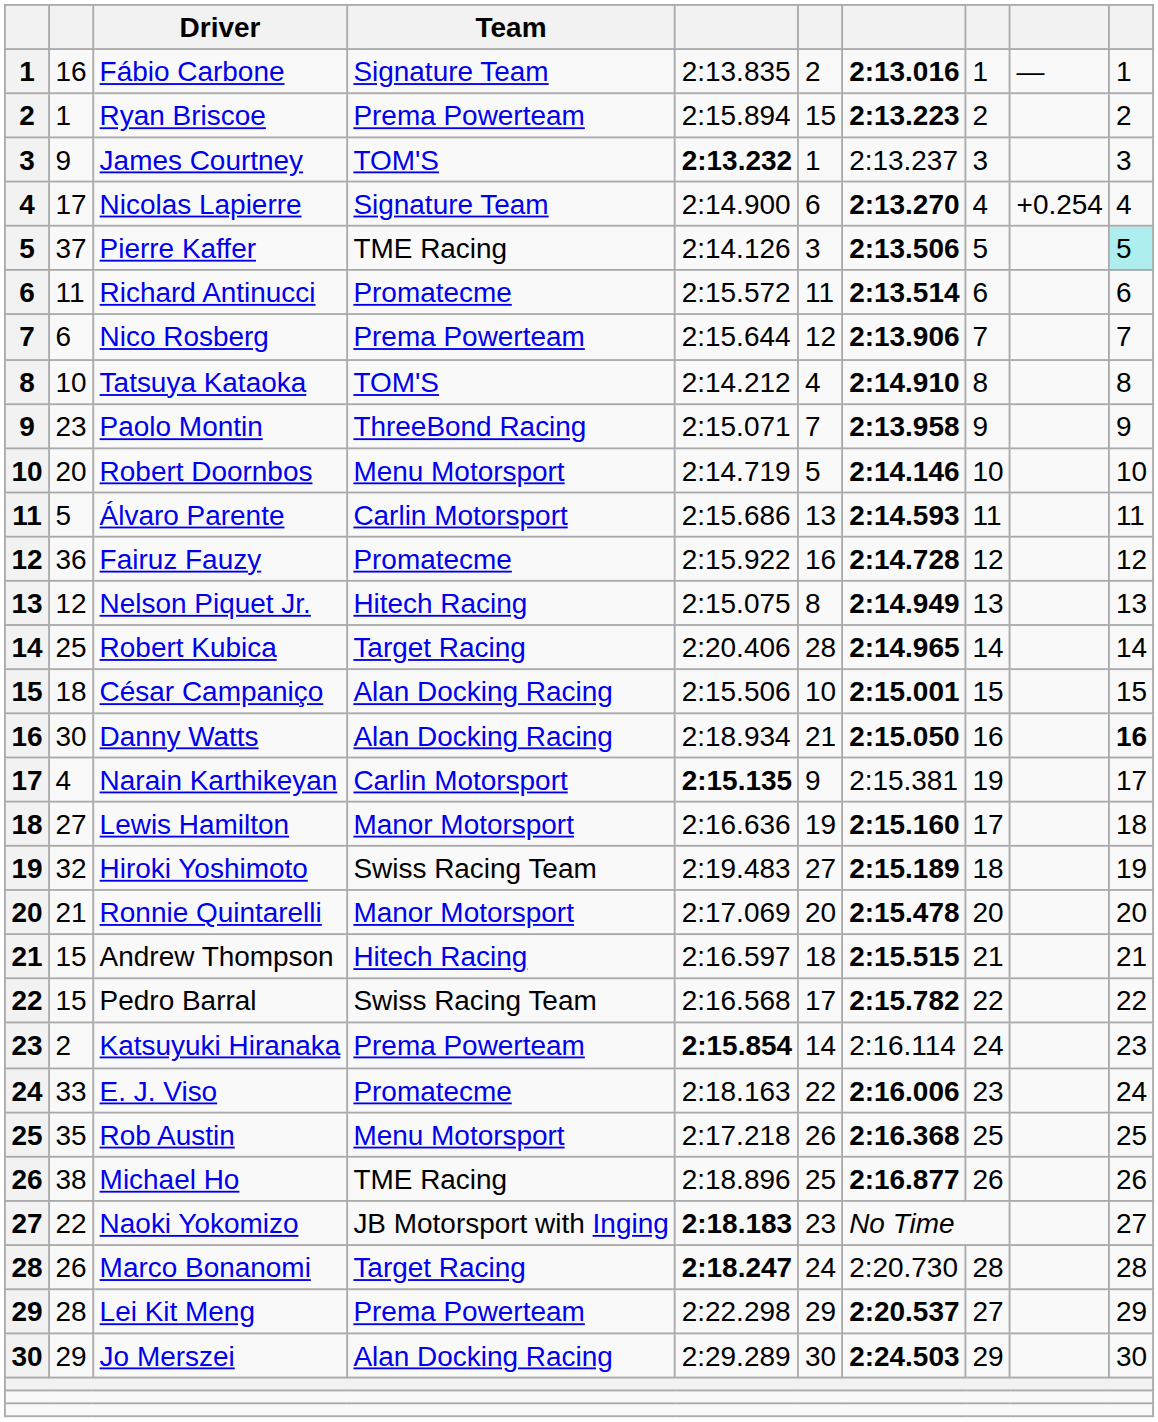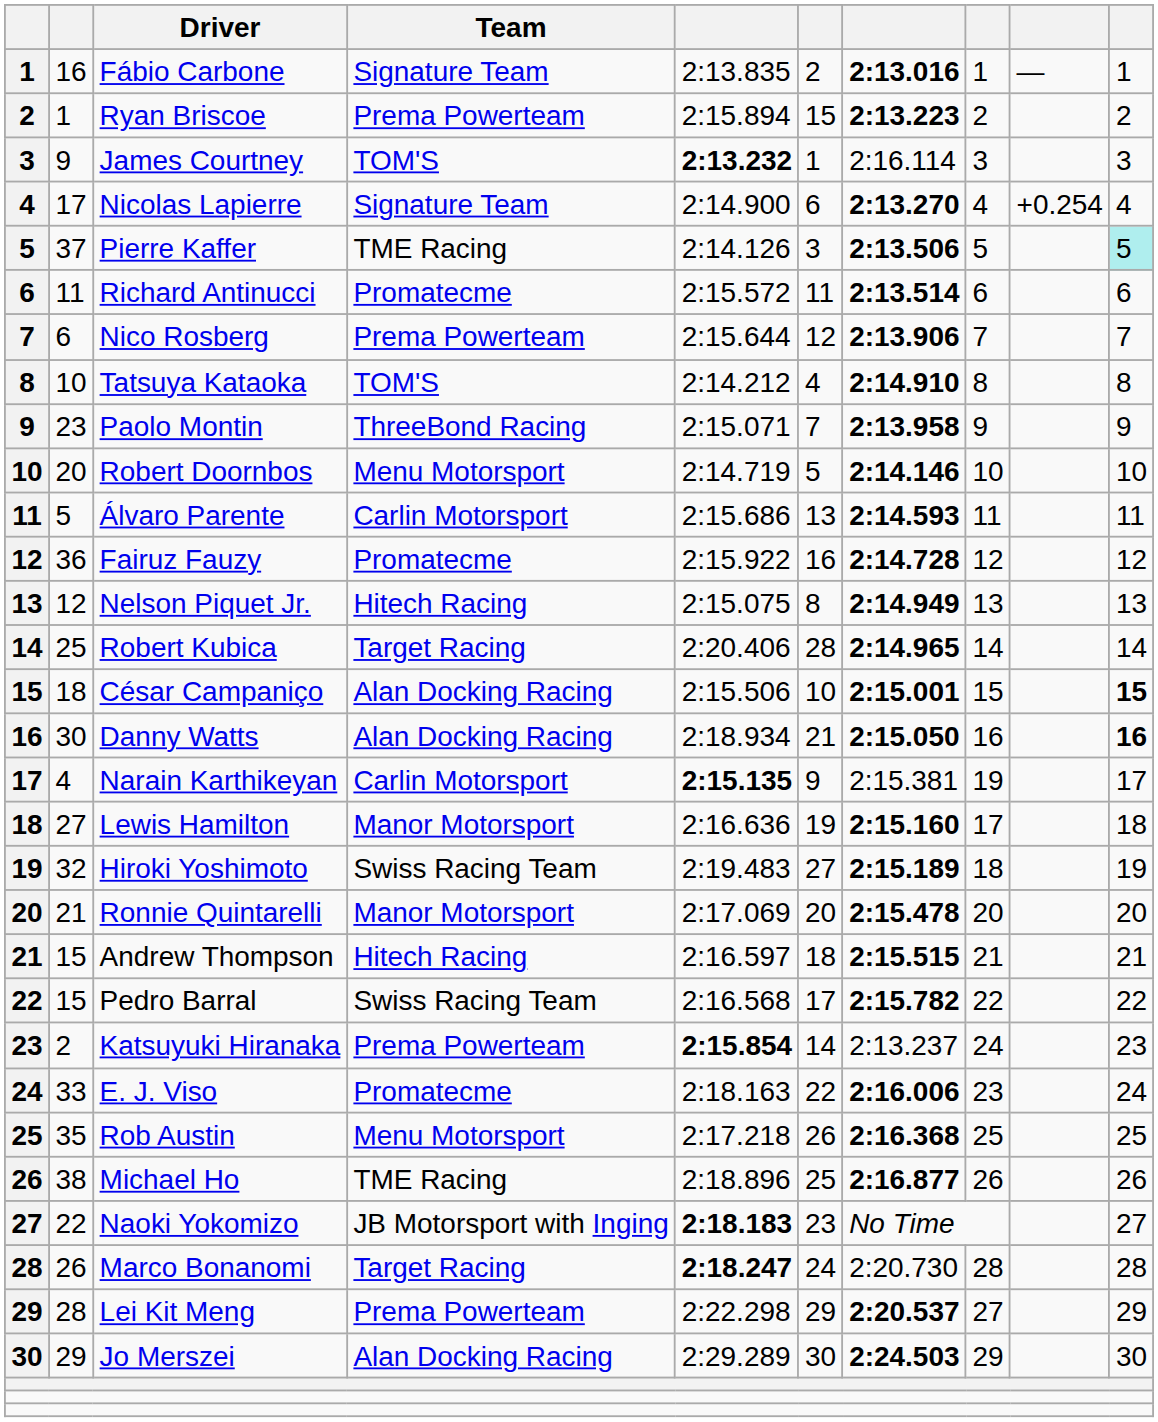(904, 160) 2:13.237 -> (903, 160) 2:16.114
(1131, 691) normal -> (1131, 691) bold
(903, 1046) 2:16.114 -> (904, 1046) 2:13.237
